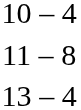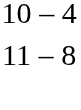- row: (39, 96)
